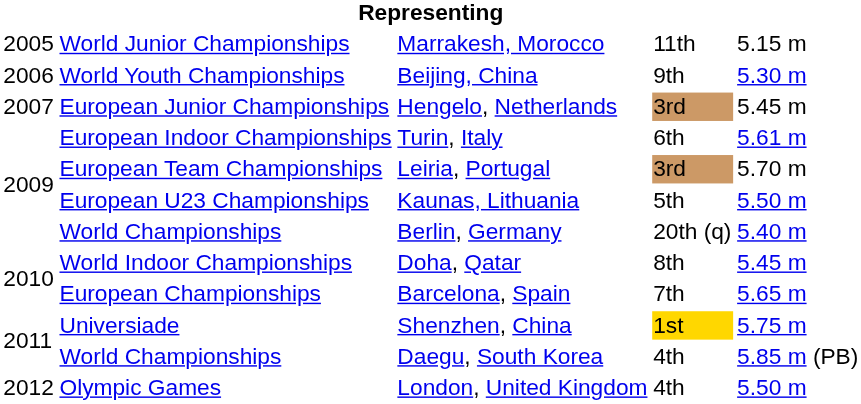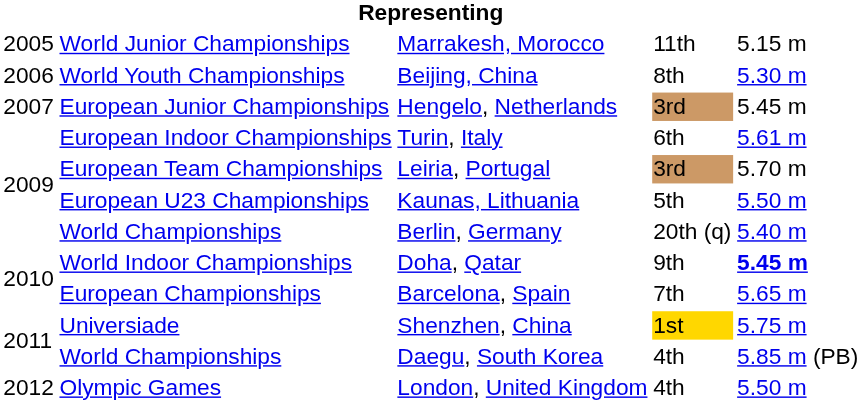(669, 75) 9th -> (669, 75) 8th
(669, 262) 8th -> (669, 262) 9th
(772, 262) normal -> (772, 262) bold
